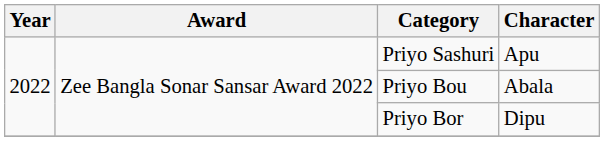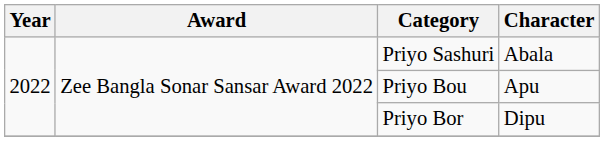(522, 53) Apu -> (528, 53) Abala
(528, 86) Abala -> (522, 86) Apu
